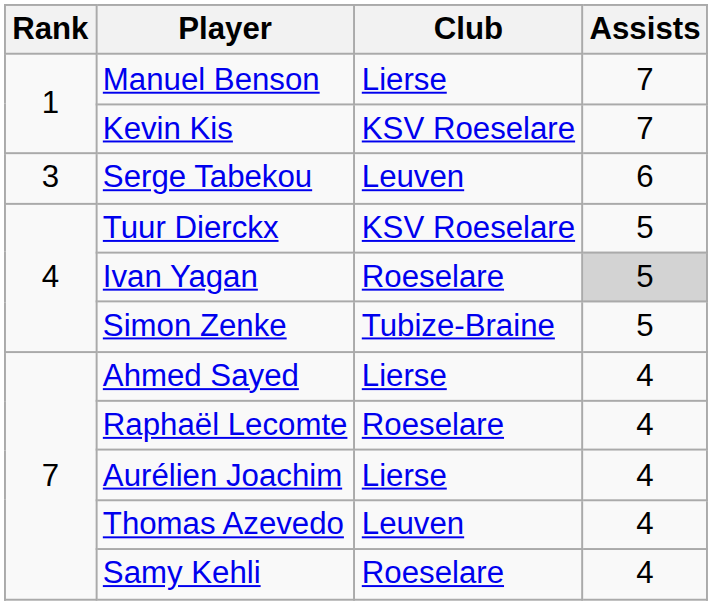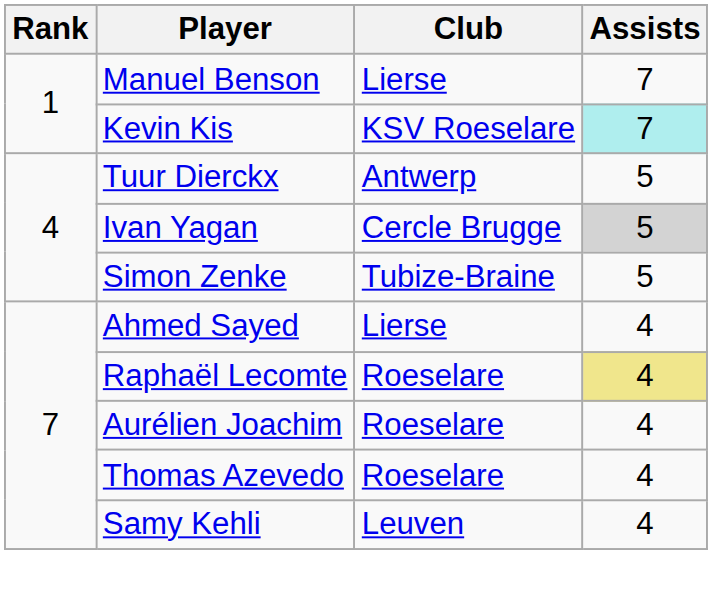(645, 128) no background -> (645, 128) paleturquoise background
- row: (208, 177)
(468, 227) KSV Roeselare -> (419, 177) Antwerp
(433, 276) Roeselare -> (462, 227) Cercle Brugge
(645, 425) no background -> (645, 375) khaki background
(404, 474) Lierse -> (433, 425) Roeselare
(413, 524) Leuven -> (433, 474) Roeselare
(433, 573) Roeselare -> (413, 524) Leuven
